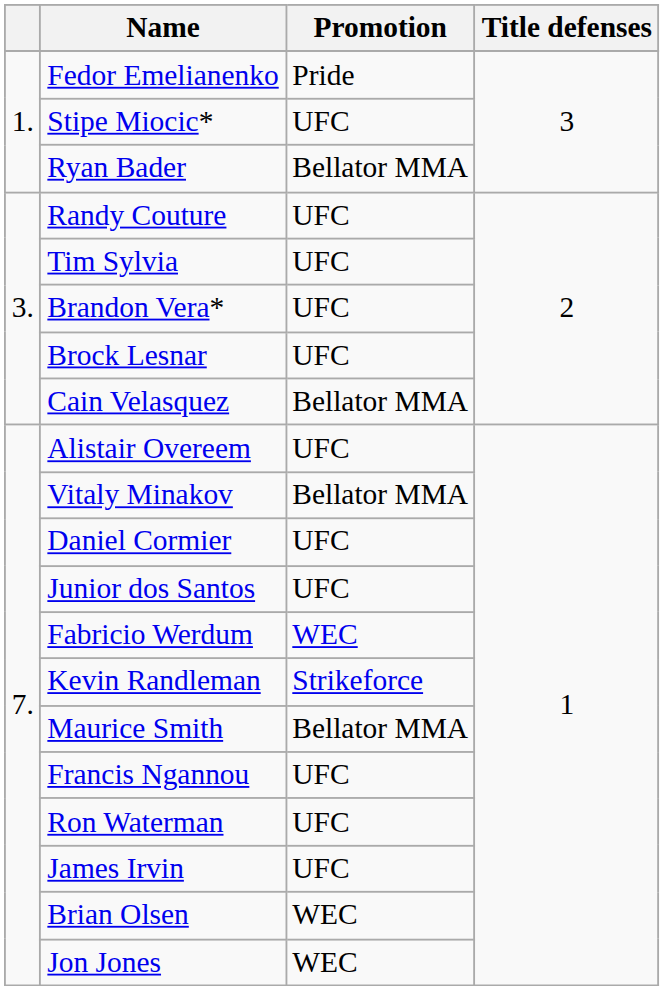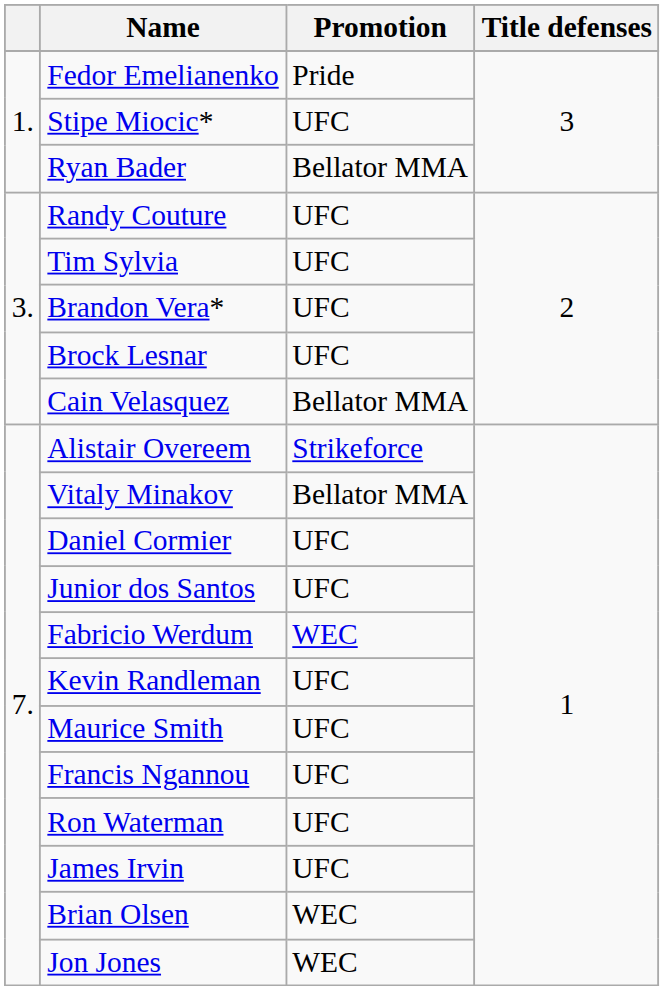(321, 448) UFC -> (358, 448) Strikeforce
(358, 681) Strikeforce -> (321, 681) UFC
(380, 728) Bellator MMA -> (321, 728) UFC
